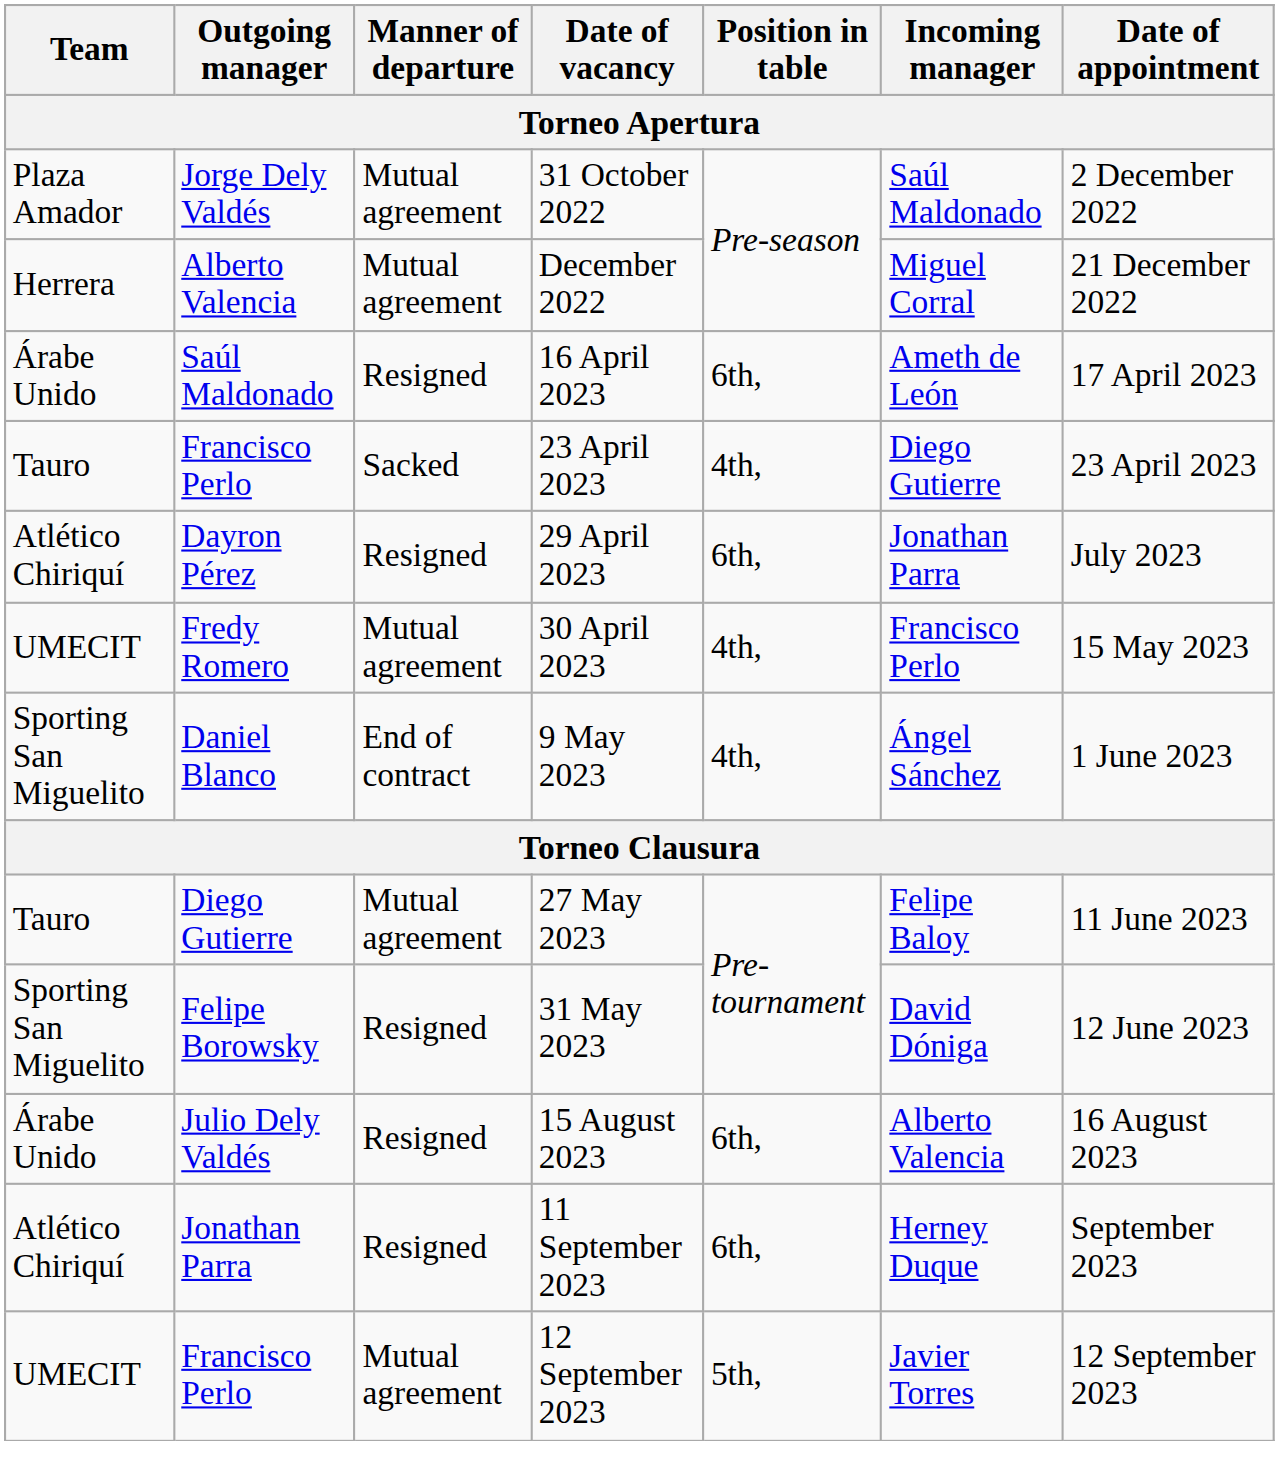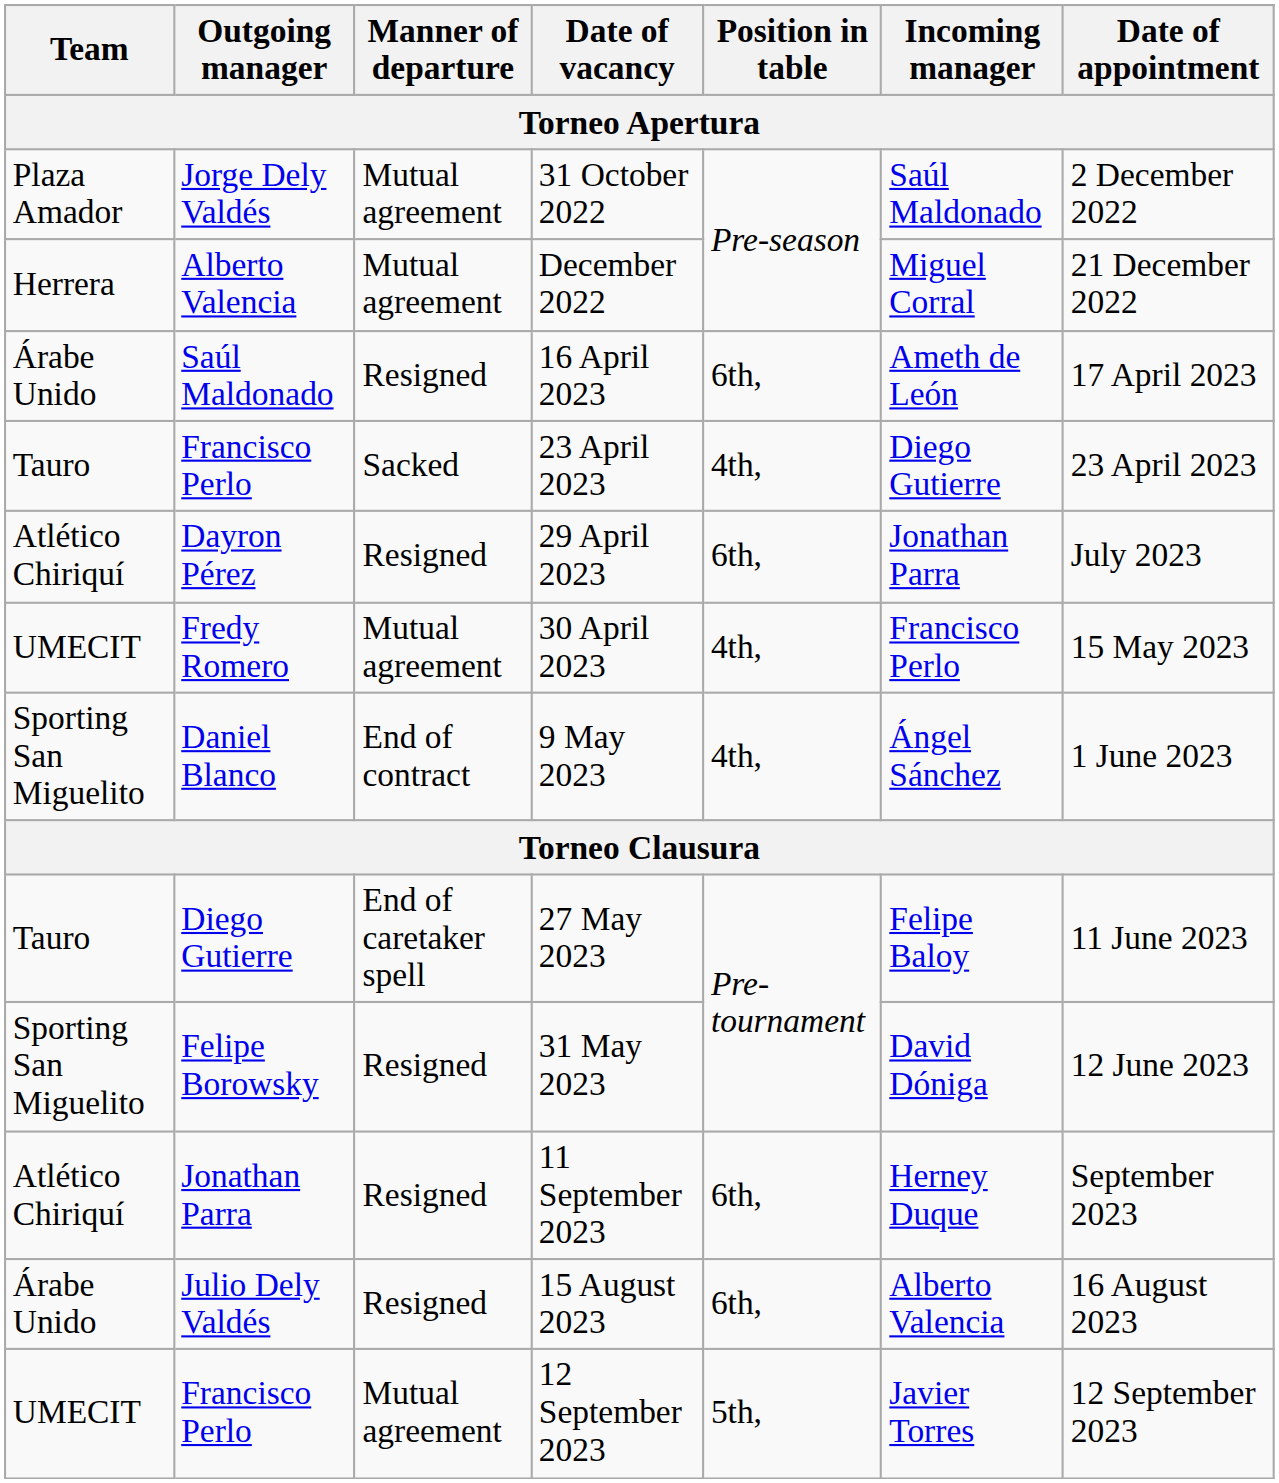(432, 918) Mutual agreement -> (424, 937) End of caretaker spell
rows swapped: (607, 1137) <-> (610, 1247)
